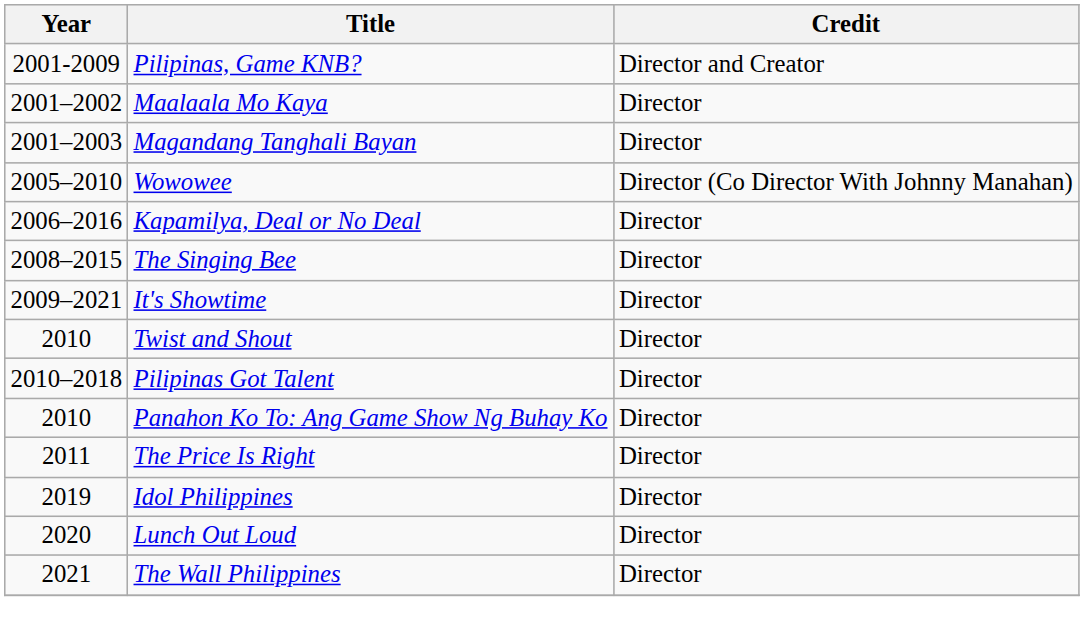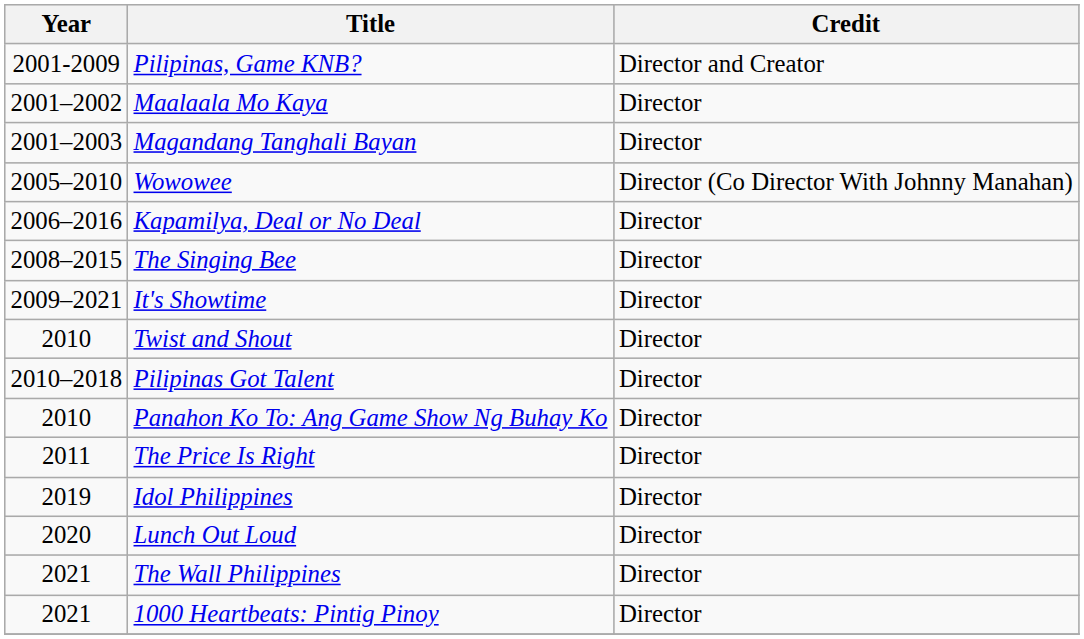+ row: (286, 614)
